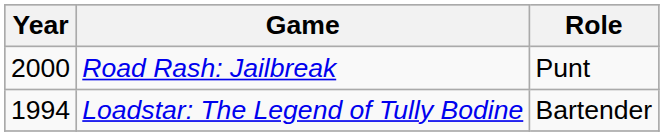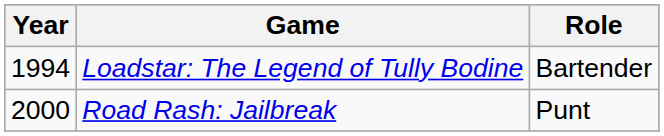rows swapped: (303, 109) <-> (209, 67)
